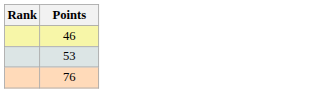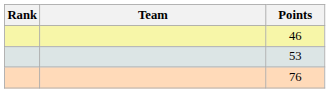+ column: (153, 15)
